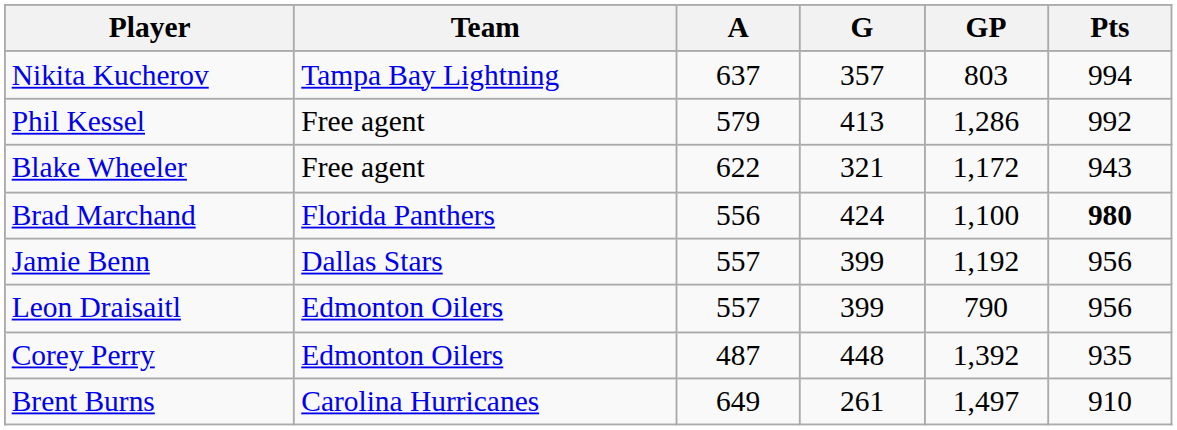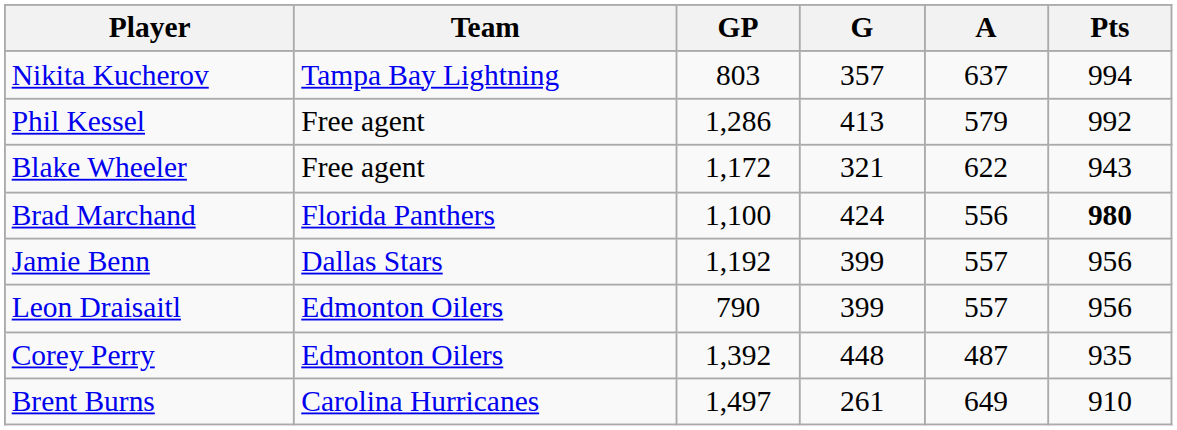columns swapped: (986, 27) <-> (738, 27)
